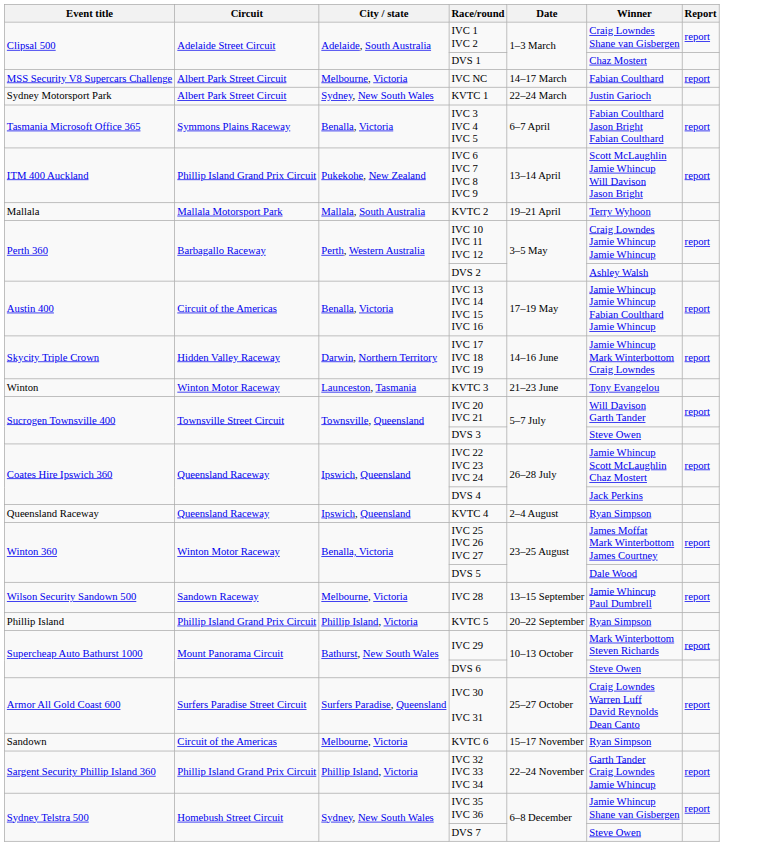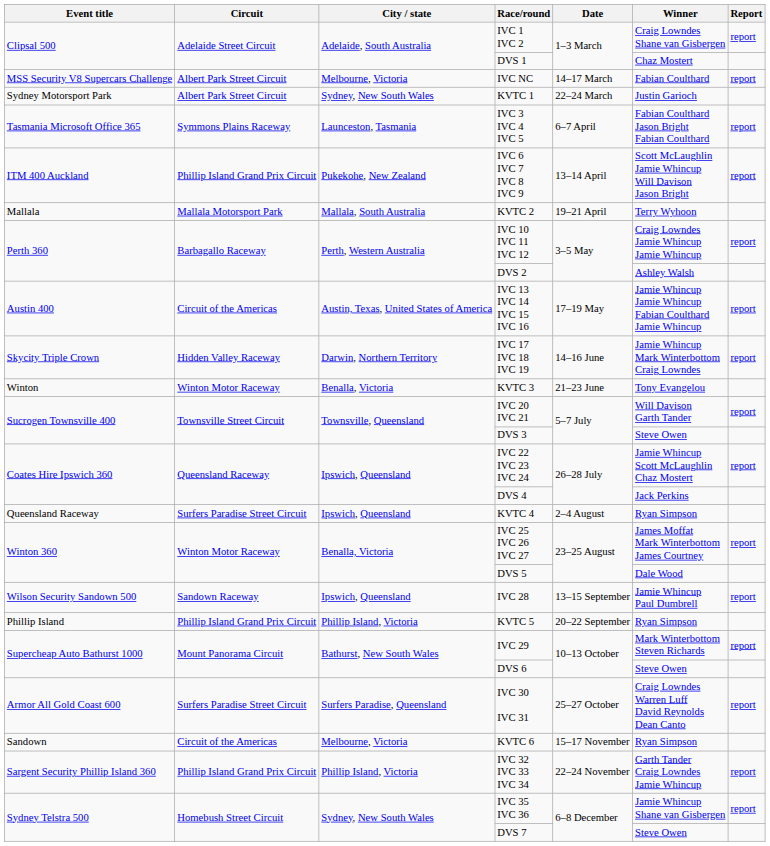(357, 126) Benalla, Victoria -> (369, 126) Launceston, Tasmania
(357, 308) Benalla, Victoria -> (407, 308) Austin, Texas, United States of America
(369, 388) Launceston, Tasmania -> (357, 388) Benalla, Victoria
(223, 513) Queensland Raceway -> (242, 513) Surfers Paradise Street Circuit
(364, 597) Melbourne, Victoria -> (366, 597) Ipswich, Queensland
